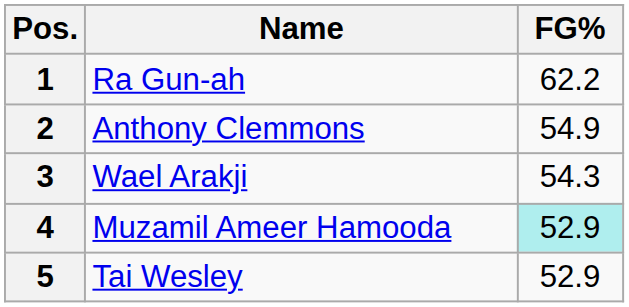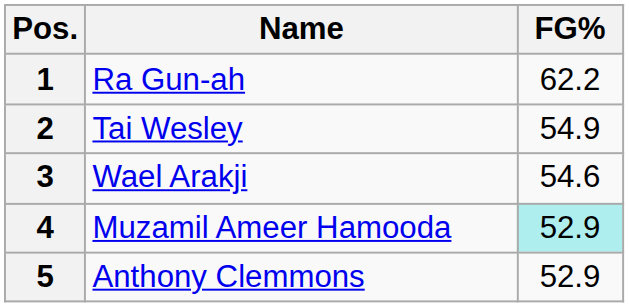(229, 128) Anthony Clemmons -> (168, 128) Tai Wesley
(570, 177) 54.3 -> (570, 177) 54.6
(168, 276) Tai Wesley -> (229, 276) Anthony Clemmons
